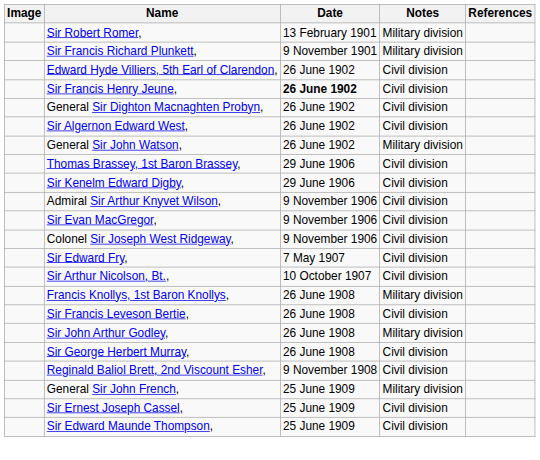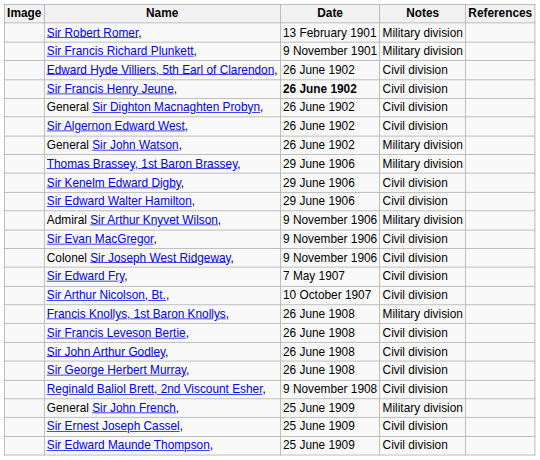(415, 164) Civil division -> (423, 164) Military division
+ row: (121, 201)
(415, 201) Civil division -> (423, 220) Military division
(423, 333) Military division -> (415, 351) Civil division
